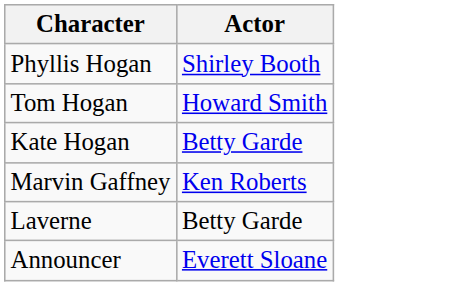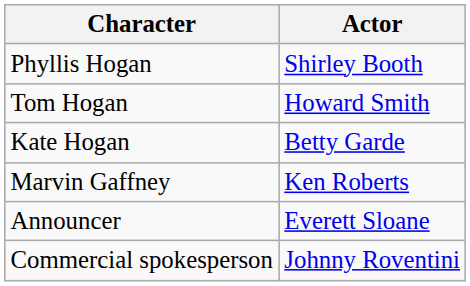- row: (51, 220)
+ row: (142, 260)
